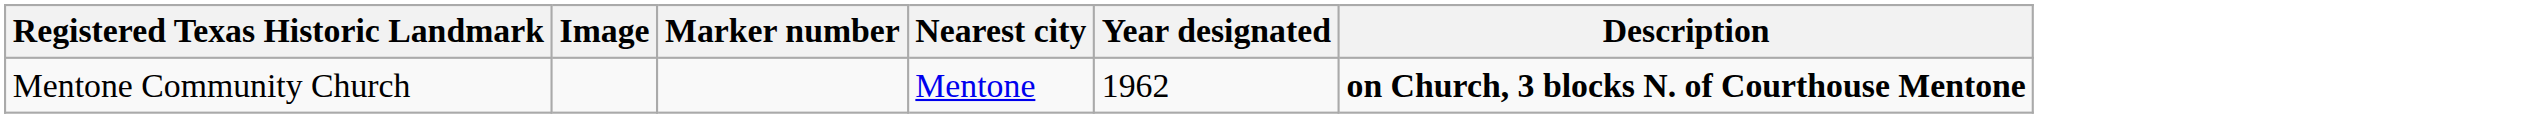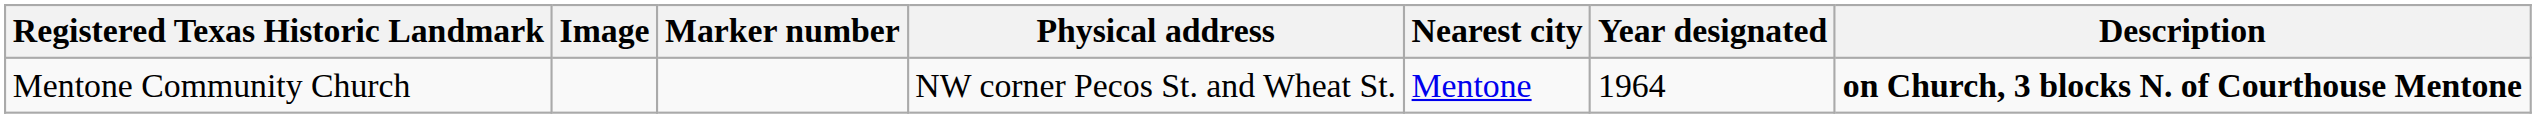+ column: (1156, 31)
(1136, 84) 1962 -> (1632, 84) 1964
